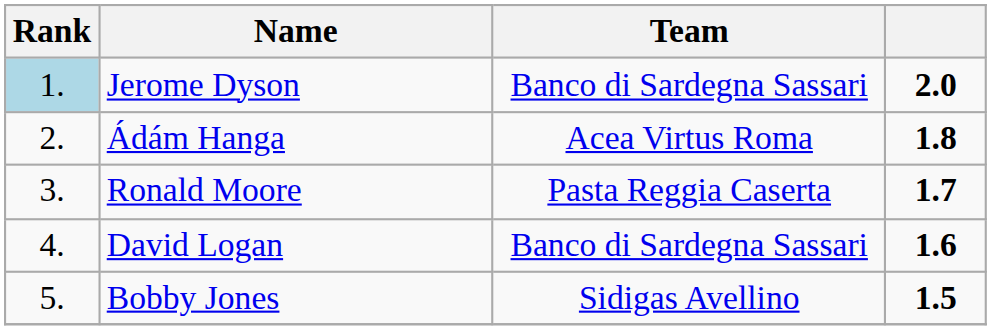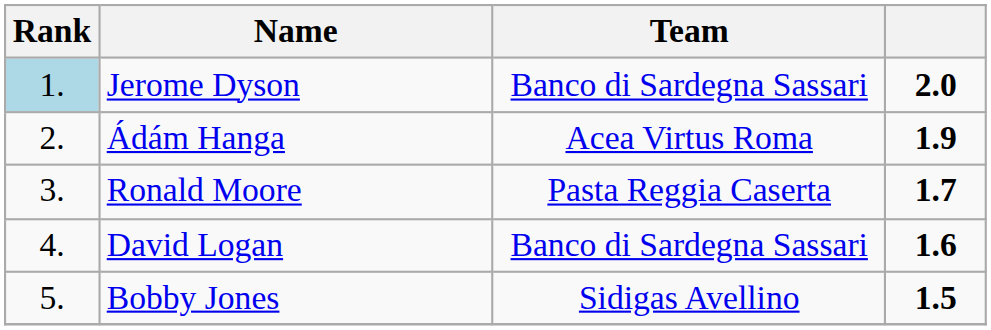(936, 137) 1.8 -> (936, 137) 1.9
